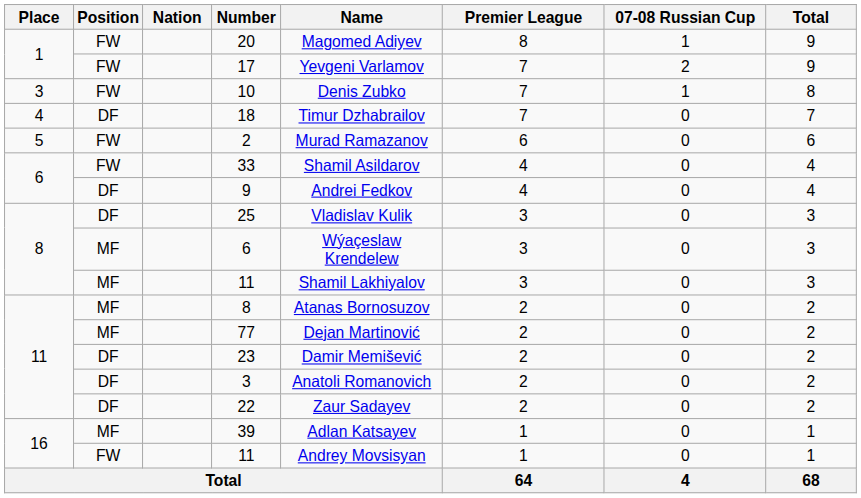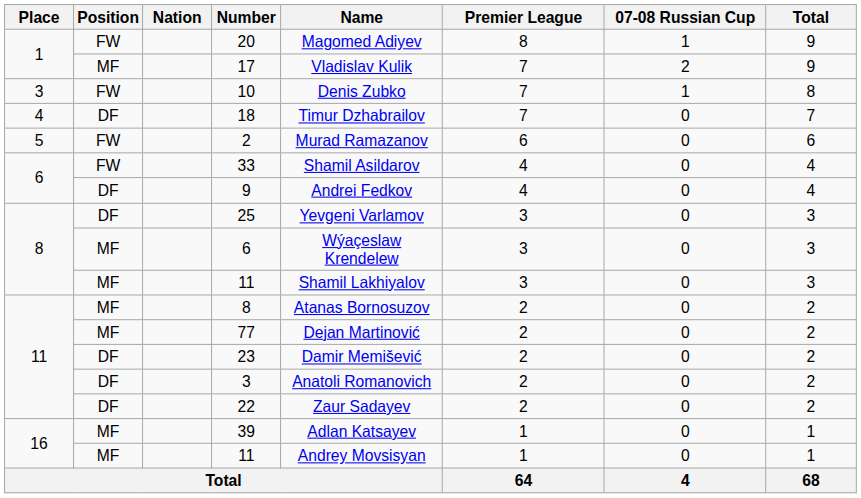(108, 67) FW -> (108, 67) MF
(362, 67) Yevgeni Varlamov -> (362, 67) Vladislav Kulik
(362, 215) Vladislav Kulik -> (362, 215) Yevgeni Varlamov
(108, 456) FW -> (108, 456) MF
